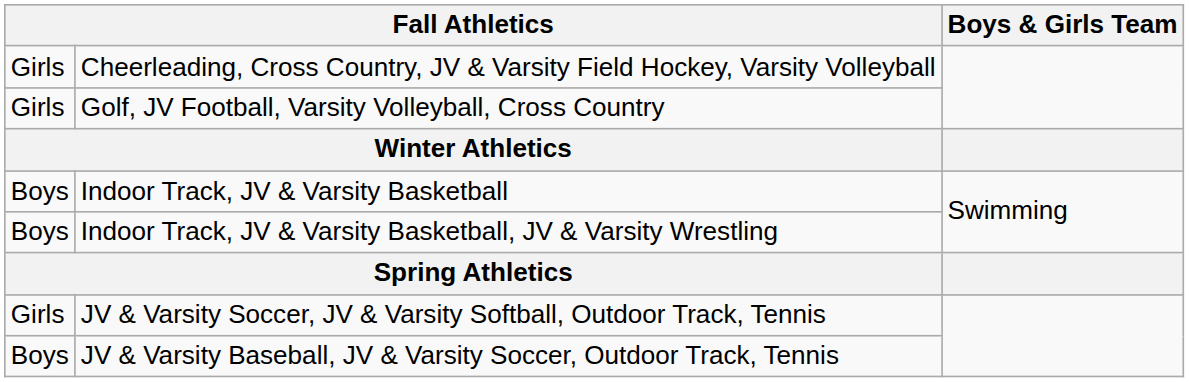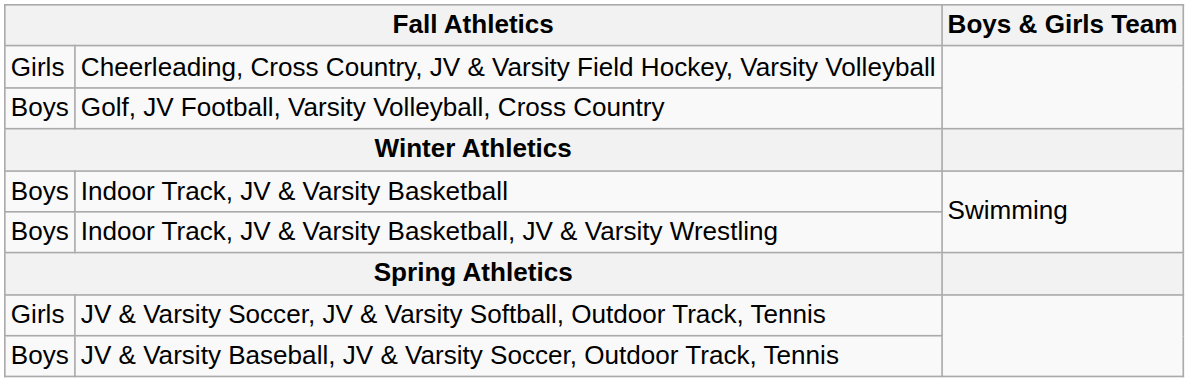(38, 107) Girls -> (40, 107) Boys
